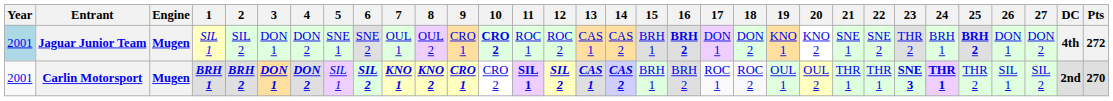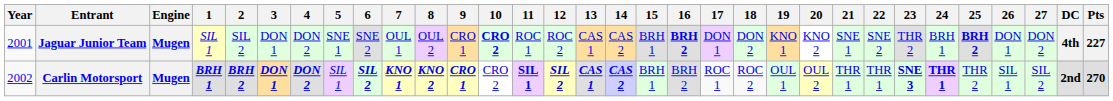(20, 43) lightblue background -> (20, 43) no background
(1096, 43) 272 -> (1096, 43) 227
(20, 78) 2001 -> (20, 78) 2002
